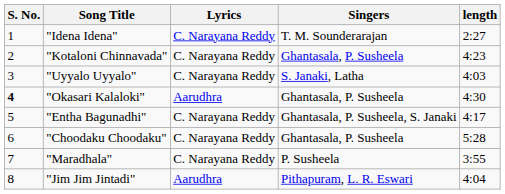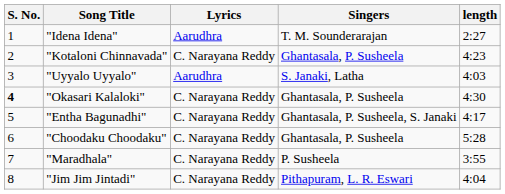(224, 35) C. Narayana Reddy -> (198, 35) Aarudhra
(224, 76) C. Narayana Reddy -> (198, 76) Aarudhra
(198, 96) Aarudhra -> (224, 96) C. Narayana Reddy
(198, 179) Aarudhra -> (224, 179) C. Narayana Reddy
